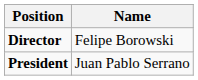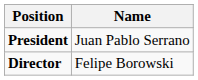rows swapped: (38, 63) <-> (35, 39)
